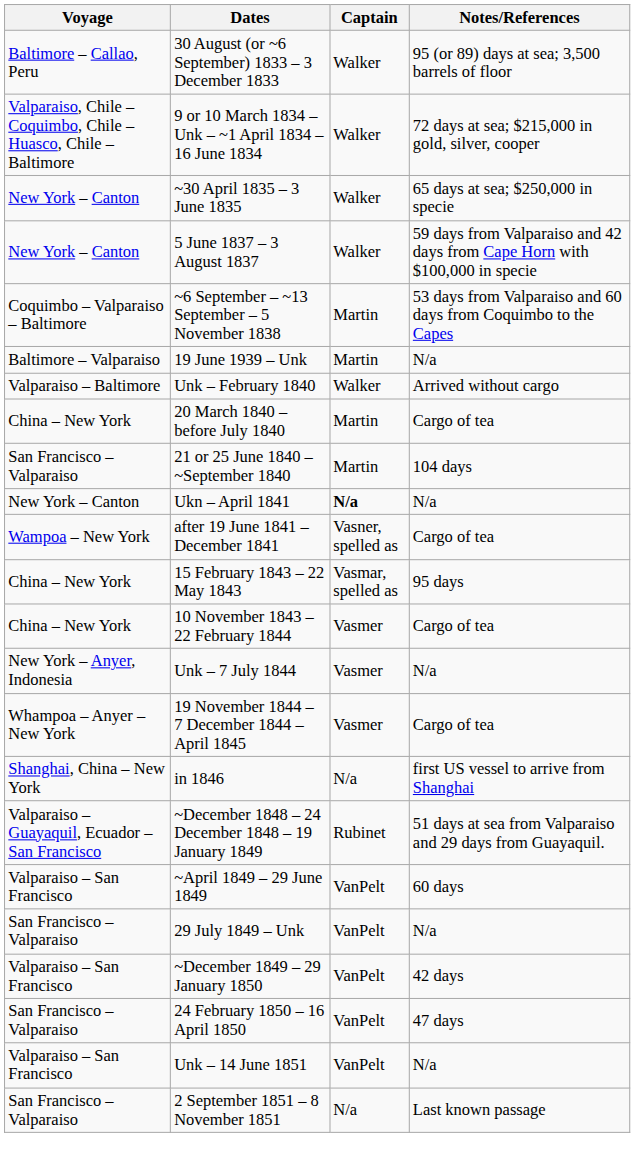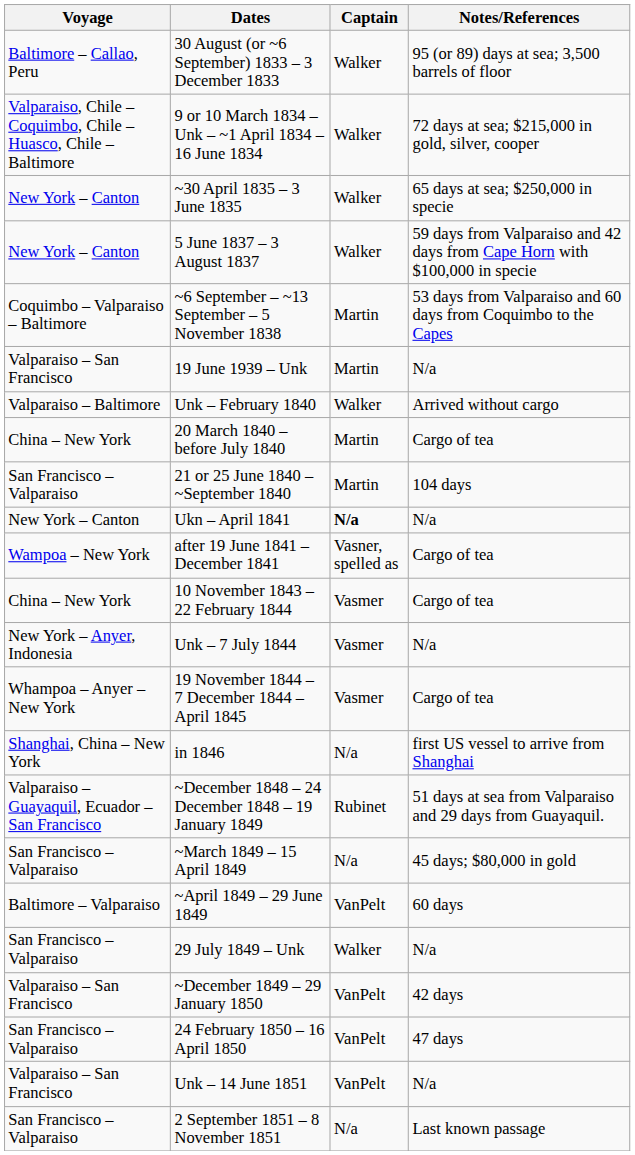(84, 359) Baltimore – Valparaiso -> (64, 369) Valparaiso – San Francisco
- row: (249, 581)
+ row: (235, 860)
(64, 886) Valparaiso – San Francisco -> (84, 905) Baltimore – Valparaiso
(359, 931) VanPelt -> (358, 949) Walker
